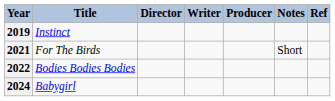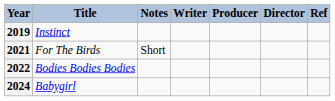columns swapped: (161, 13) <-> (291, 13)
